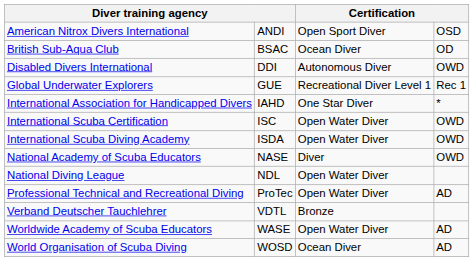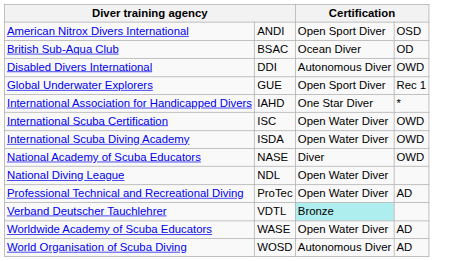(364, 85) Recreational Diver Level 1 -> (342, 85) Open Sport Diver
(316, 211) no background -> (316, 211) paleturquoise background
(329, 247) Ocean Diver -> (345, 247) Autonomous Diver
